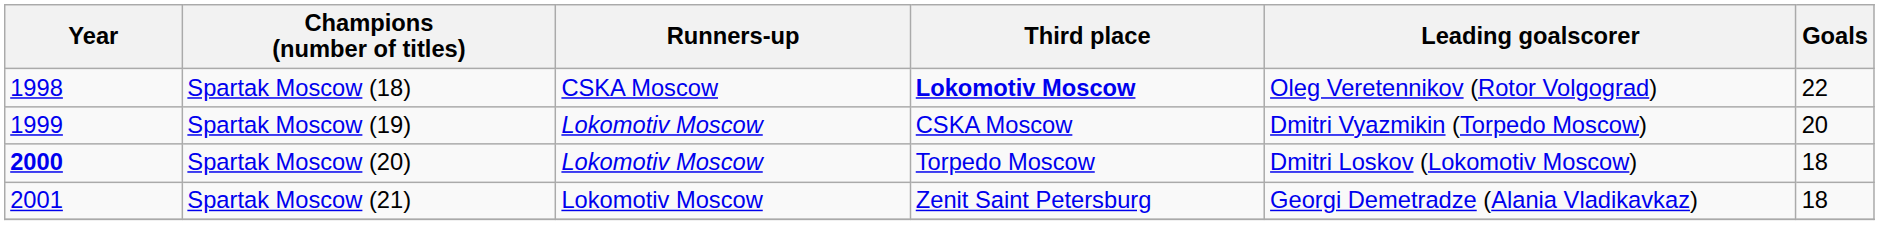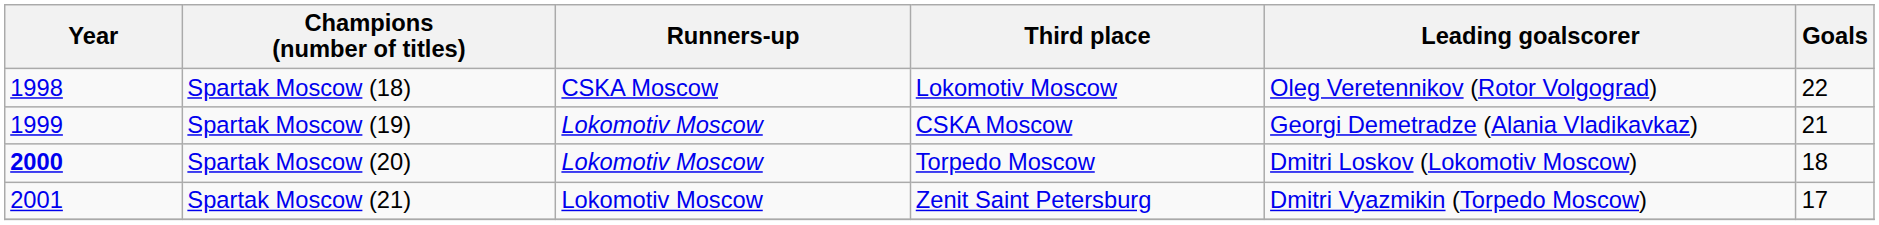(1026, 87) bold -> (1016, 87) normal
(1458, 125) Dmitri Vyazmikin (Torpedo Moscow) -> (1484, 125) Georgi Demetradze (Alania Vladikavkaz)
(1815, 125) 20 -> (1815, 125) 21
(1484, 200) Georgi Demetradze (Alania Vladikavkaz) -> (1458, 200) Dmitri Vyazmikin (Torpedo Moscow)
(1815, 200) 18 -> (1815, 200) 17
